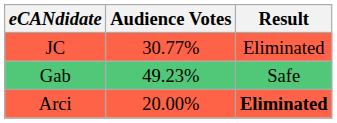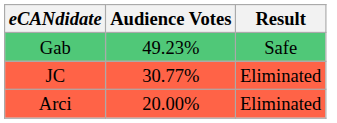rows swapped: (55, 75) <-> (55, 47)
(284, 104) bold -> (281, 104) normal
